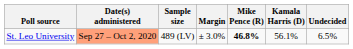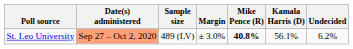(247, 36) 46.8% -> (247, 36) 40.8%
(328, 36) 6.5% -> (328, 36) 6.2%
